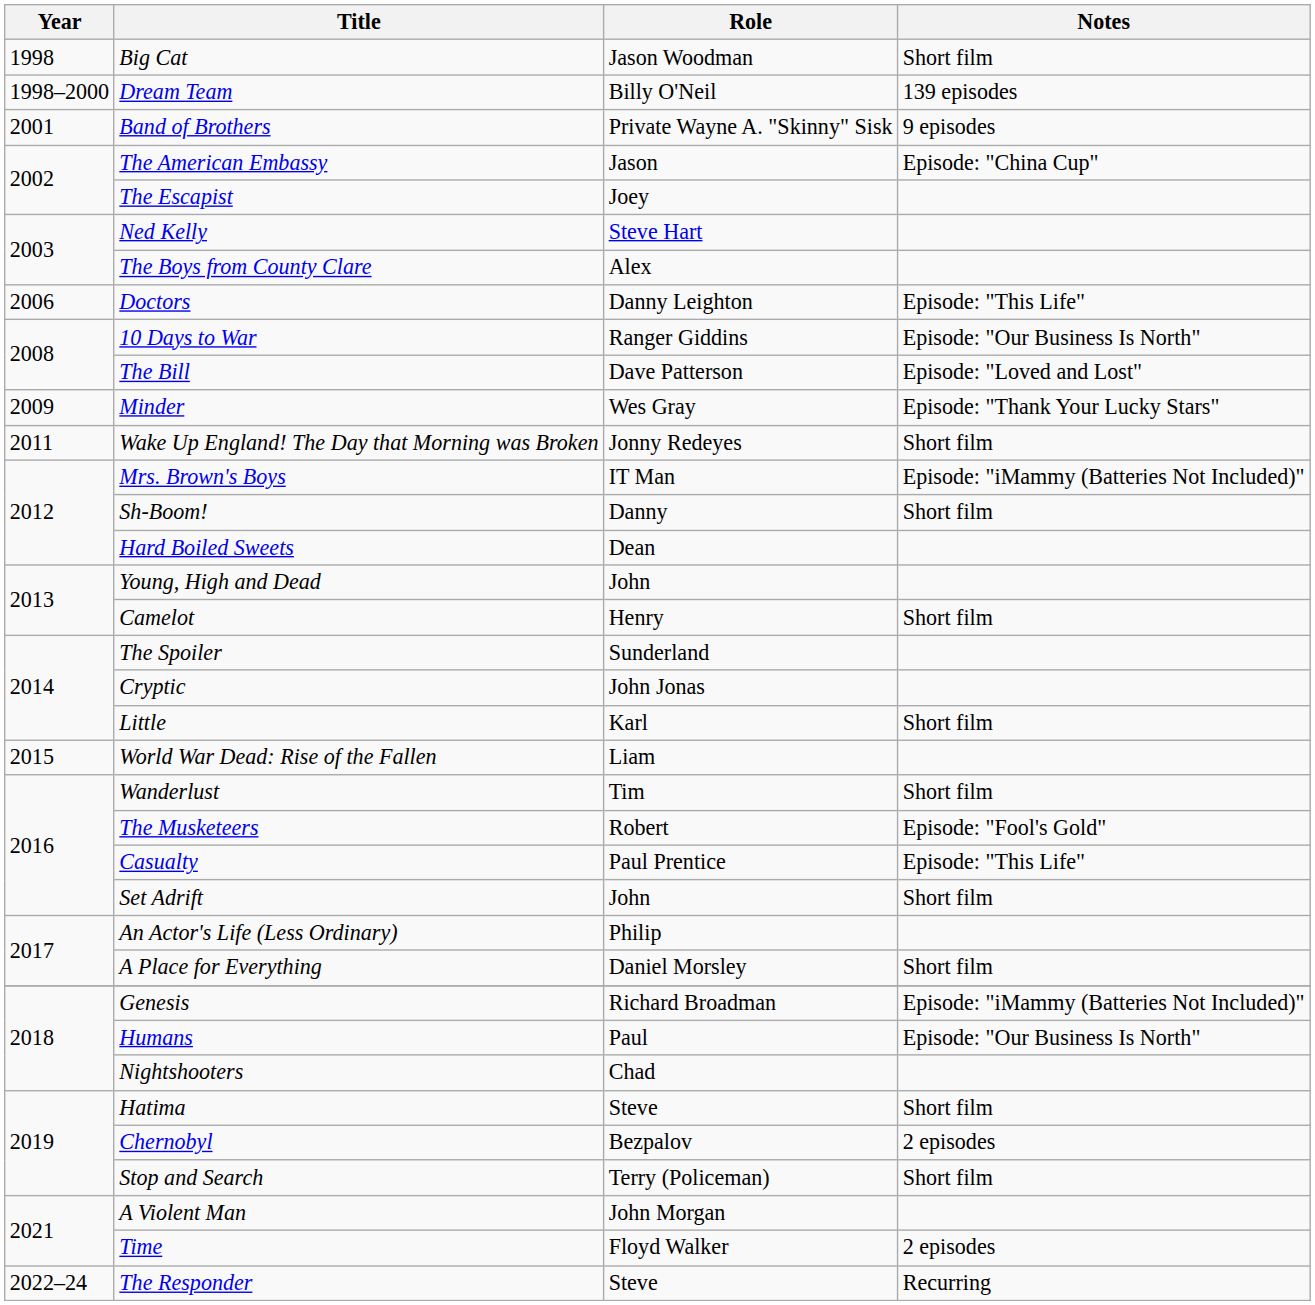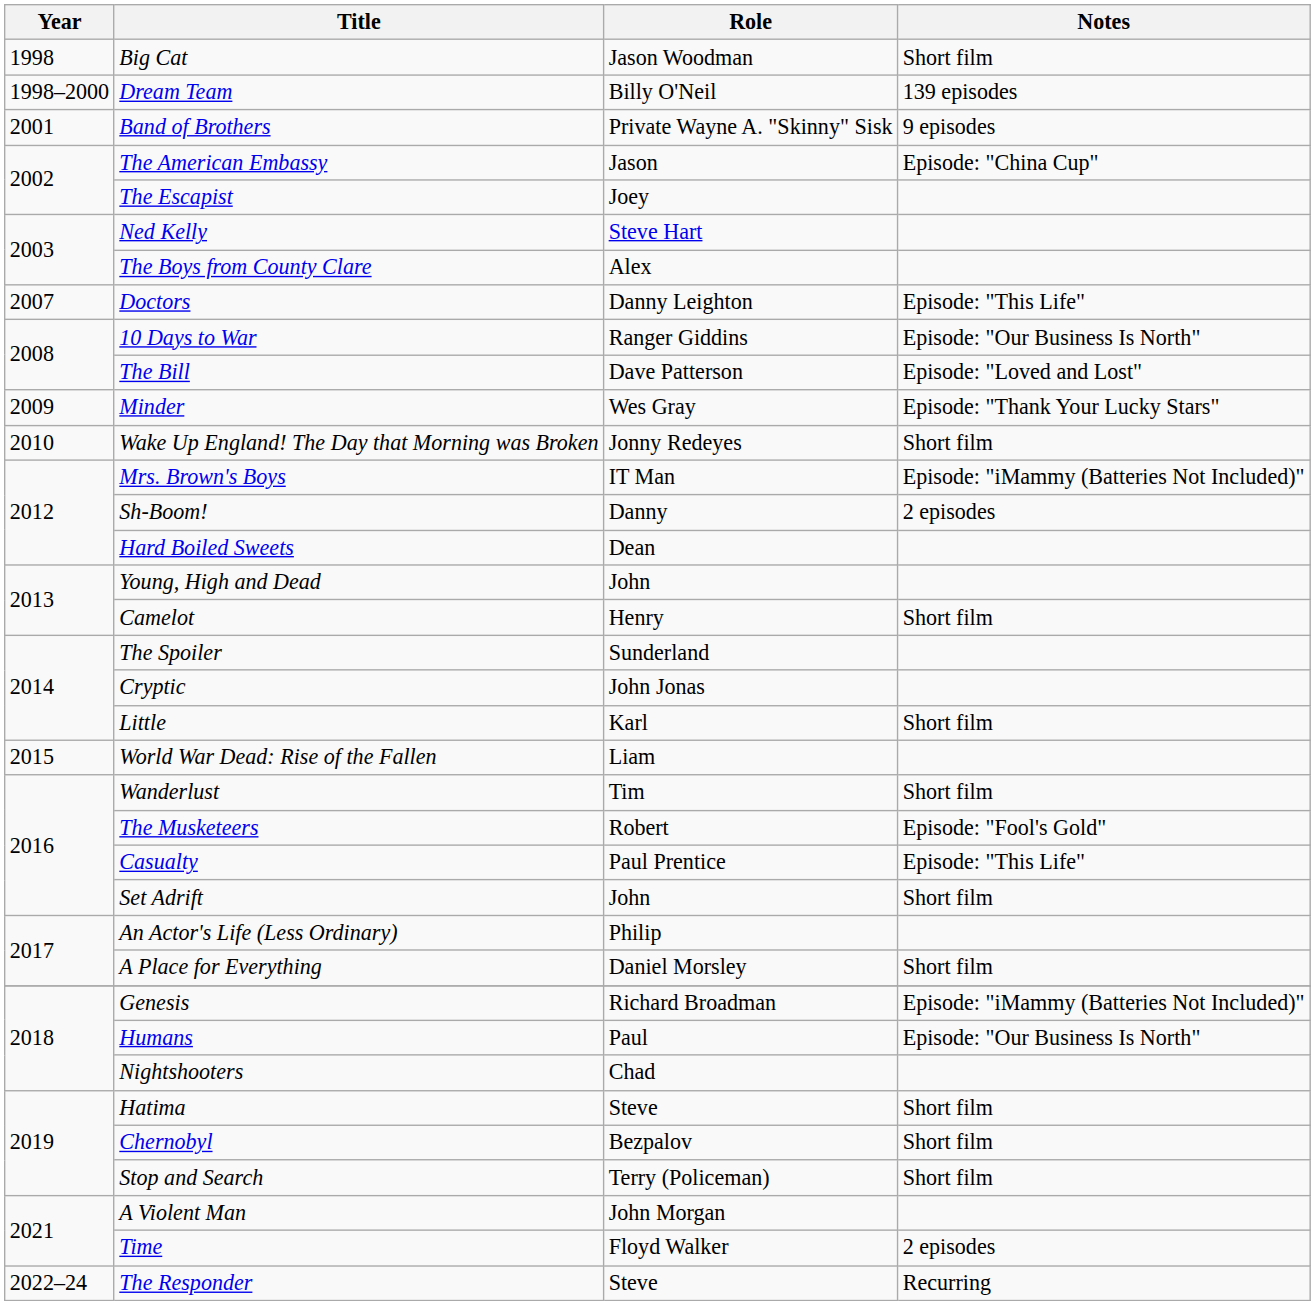(32, 302) 2006 -> (32, 302) 2007
(31, 442) 2011 -> (32, 442) 2010
(948, 512) Short film -> (949, 512) 2 episodes
(949, 1142) 2 episodes -> (948, 1142) Short film
